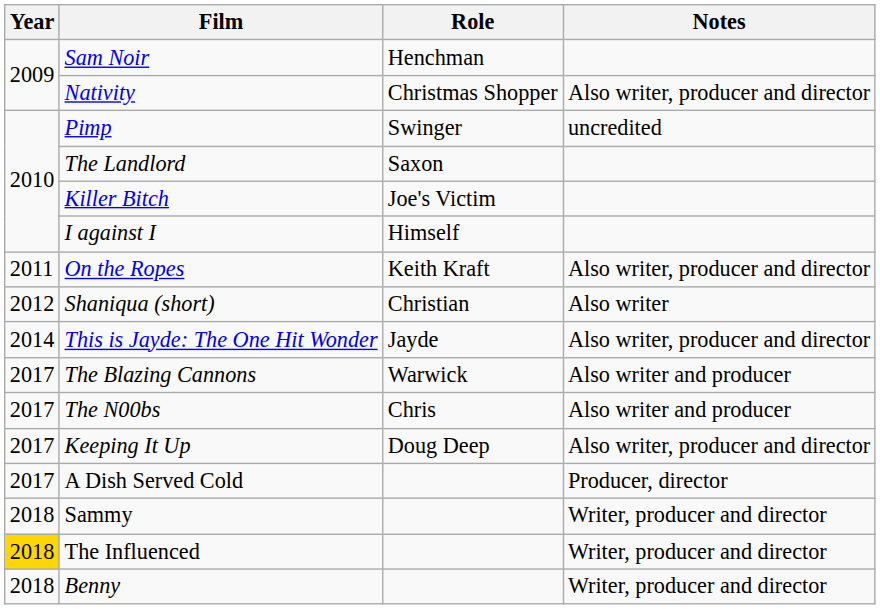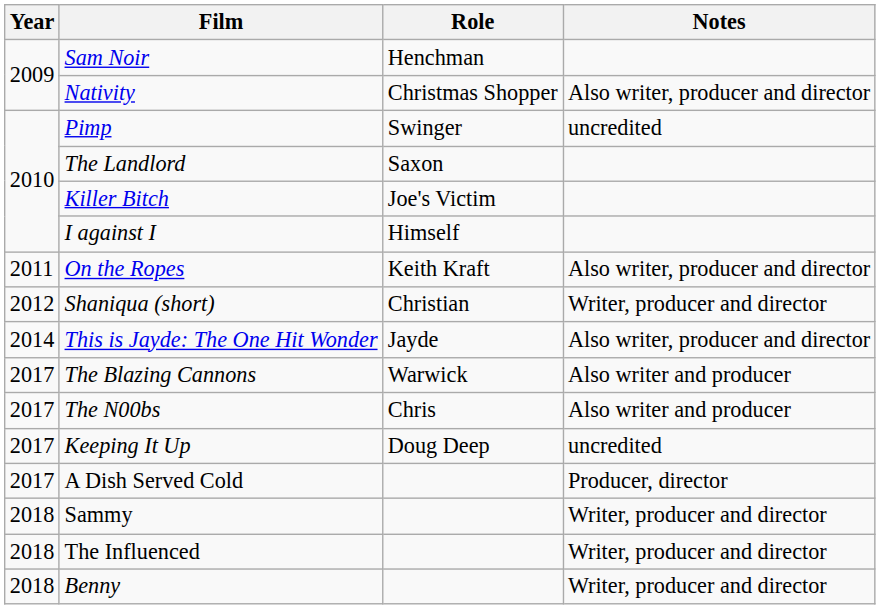(618, 304) Also writer -> (697, 304) Writer, producer and director
(719, 445) Also writer, producer and director -> (615, 445) uncredited
(32, 551) gold background -> (32, 551) no background
